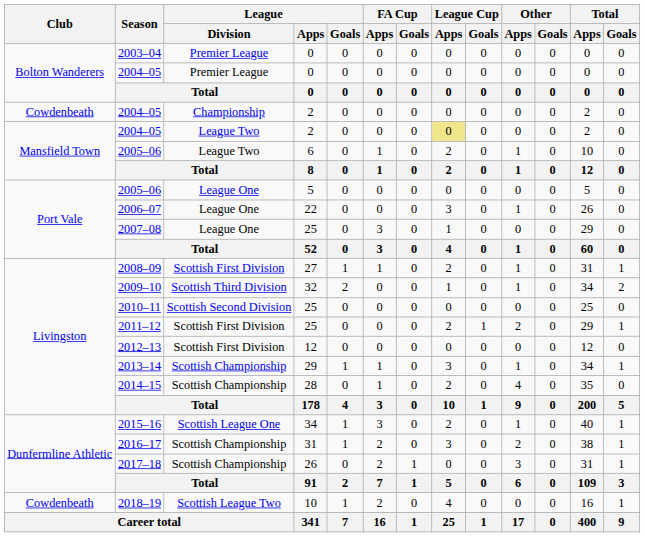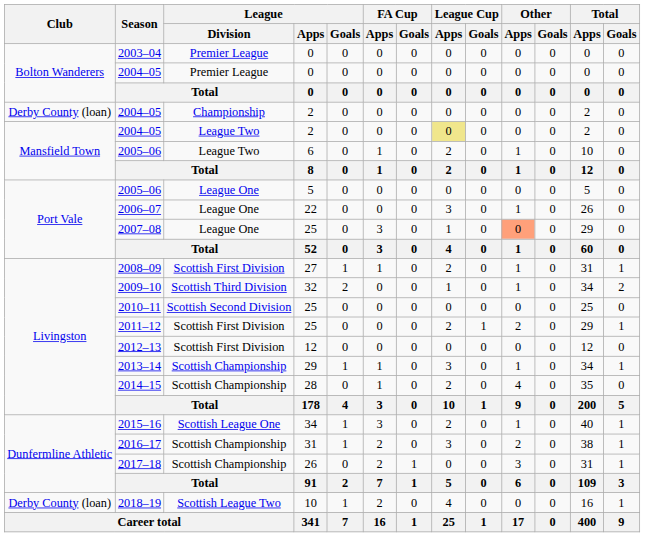(60, 111) Cowdenbeath -> (60, 111) Derby County (loan)
(518, 229) no background -> (518, 229) lightsalmon background
(60, 502) Cowdenbeath -> (60, 502) Derby County (loan)
